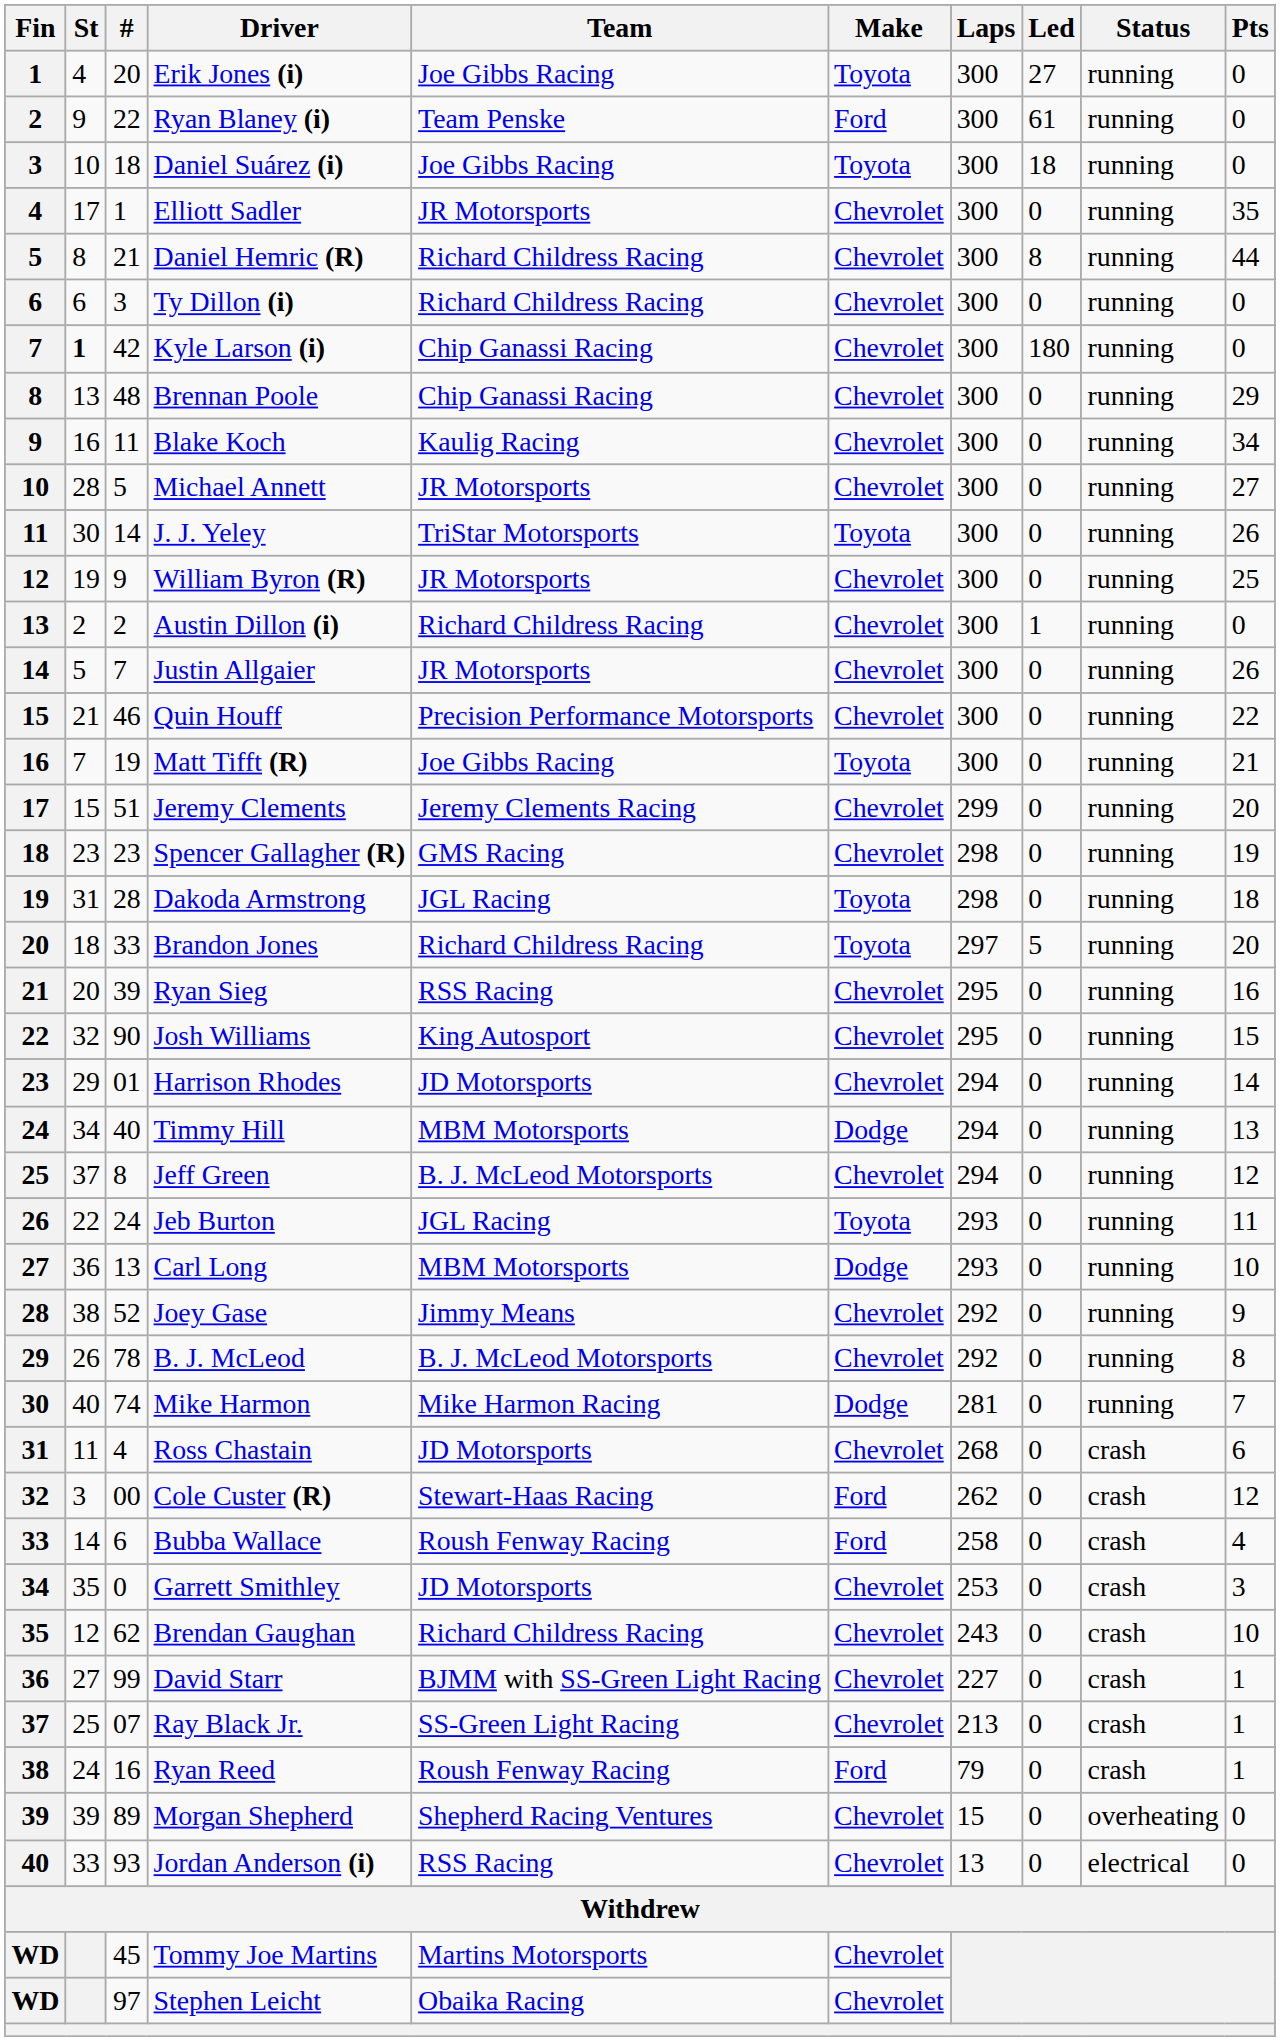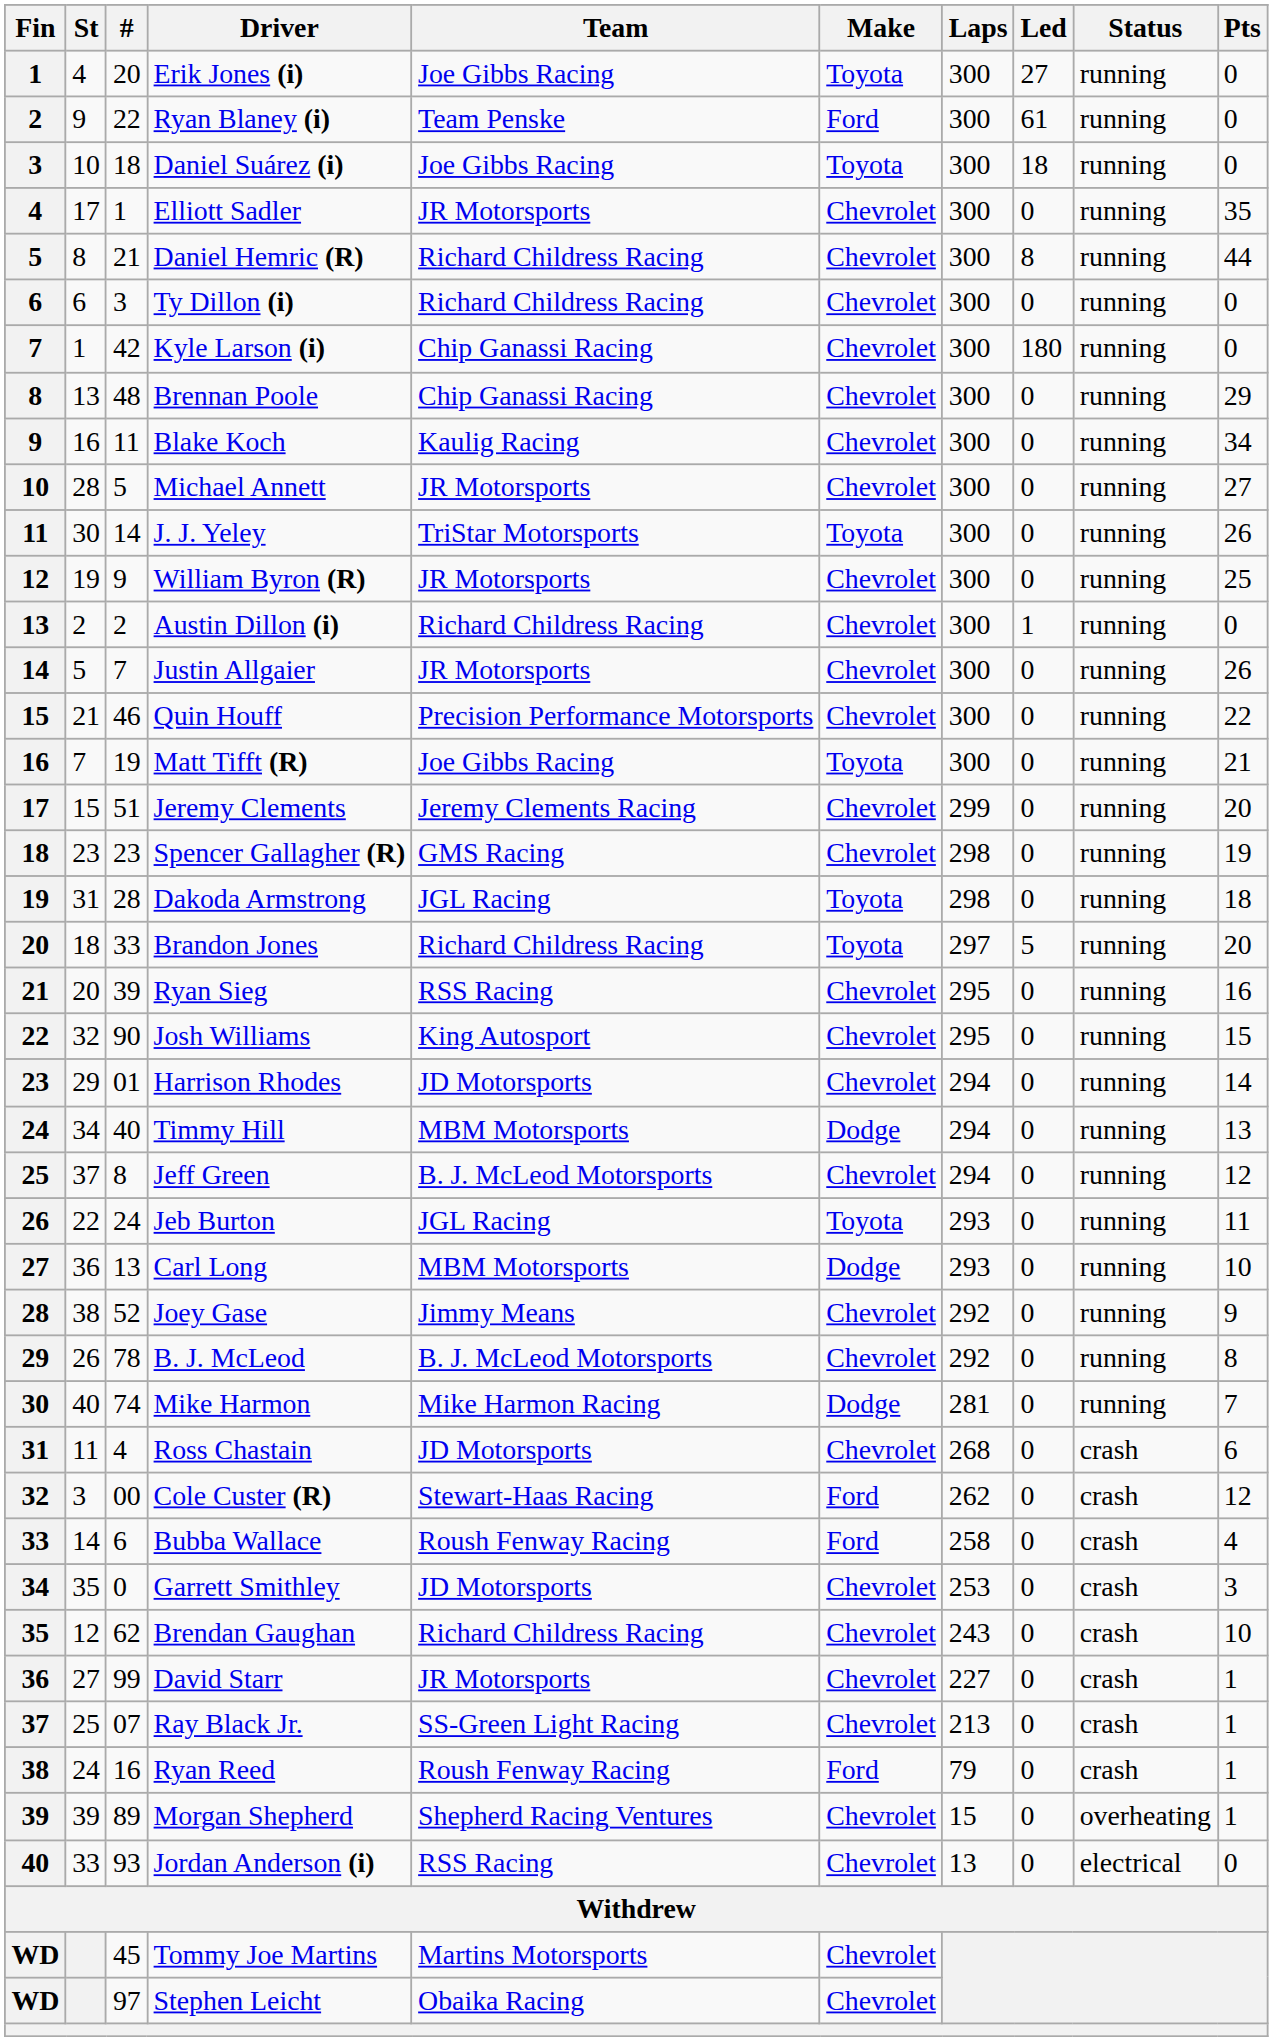(79, 348) bold -> (79, 348) normal
(620, 1678) BJMM with SS-Green Light Racing -> (504, 1678) JR Motorsports
(1239, 1816) 0 -> (1231, 1816) 1
